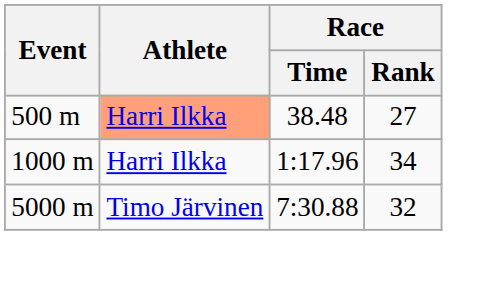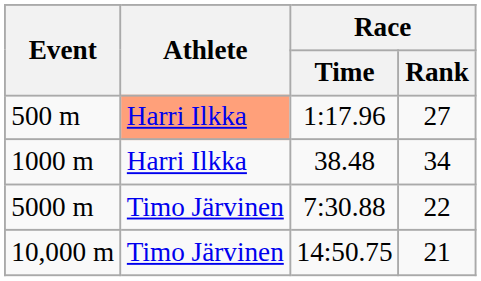(317, 117) 38.48 -> (345, 117) 1:17.96
(317, 161) 1:17.96 -> (345, 161) 38.48
(403, 206) 32 -> (437, 206) 22
+ row: (63, 251)
